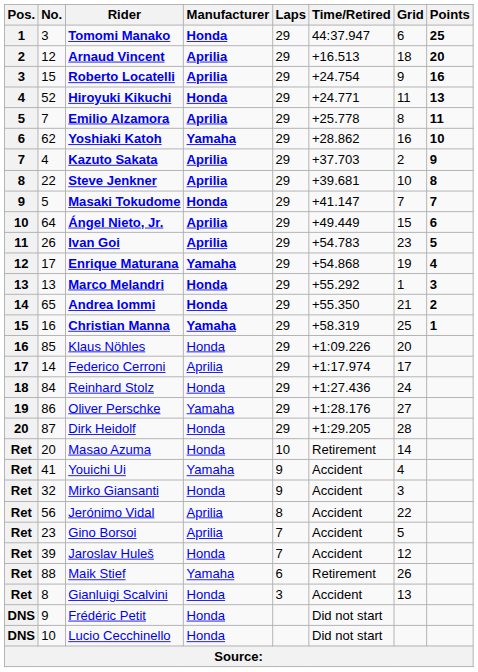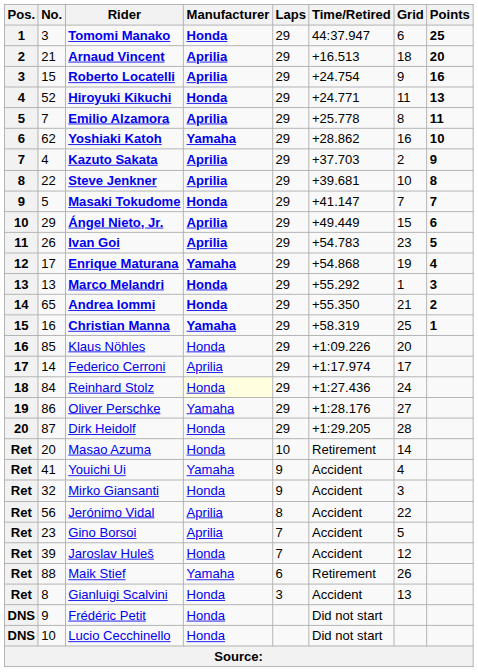(48, 56) 12 -> (48, 56) 21
(48, 222) 64 -> (48, 222) 29
(206, 387) no background -> (206, 387) lightyellow background
